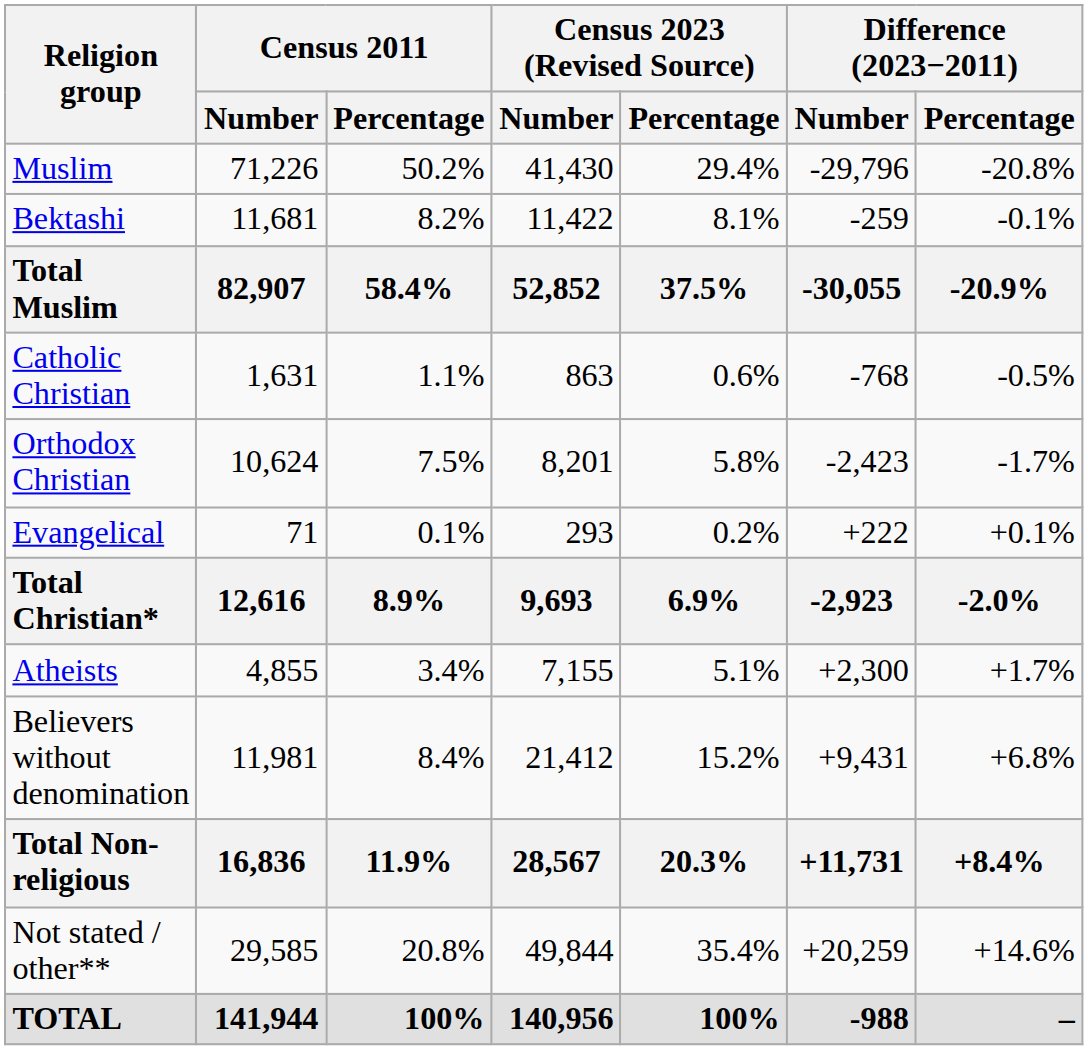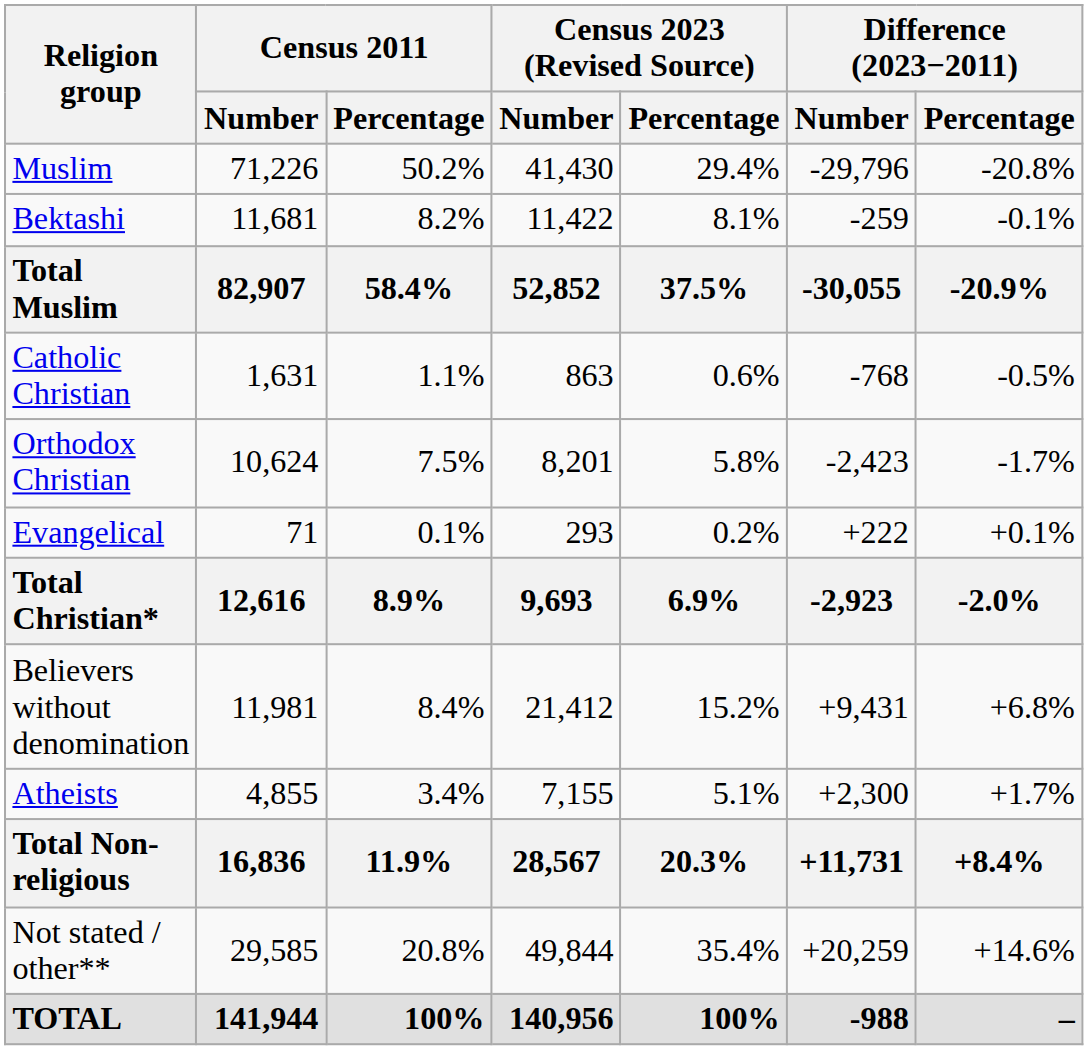rows swapped: (65, 669) <-> (101, 757)
